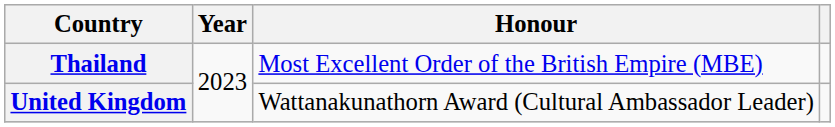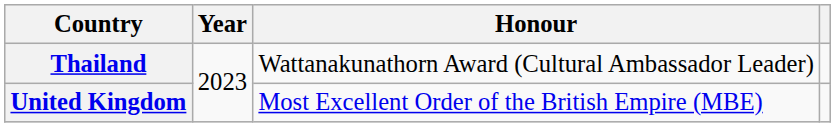(511, 63) Most Excellent Order of the British Empire (MBE) -> (536, 63) Wattanakunathorn Award (Cultural Ambassador Leader)
(536, 102) Wattanakunathorn Award (Cultural Ambassador Leader) -> (511, 102) Most Excellent Order of the British Empire (MBE)
